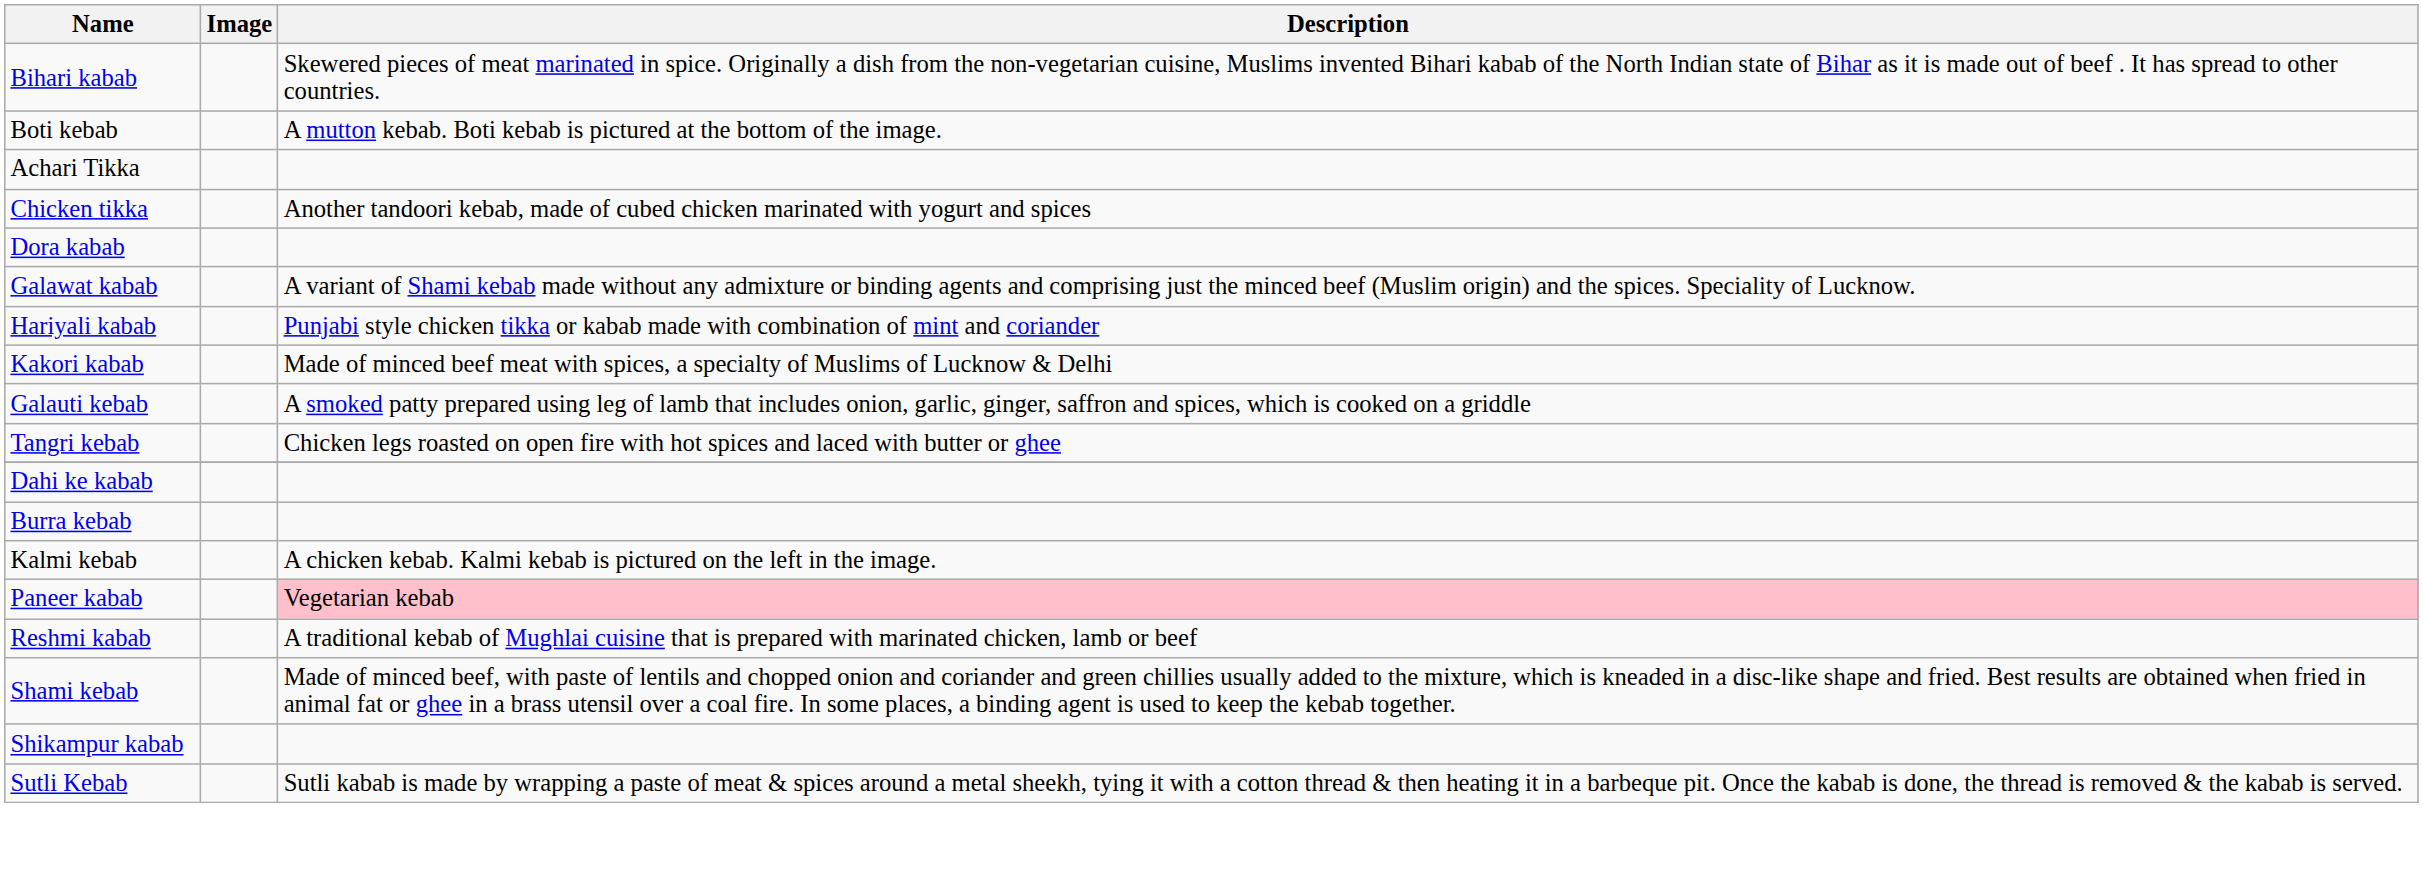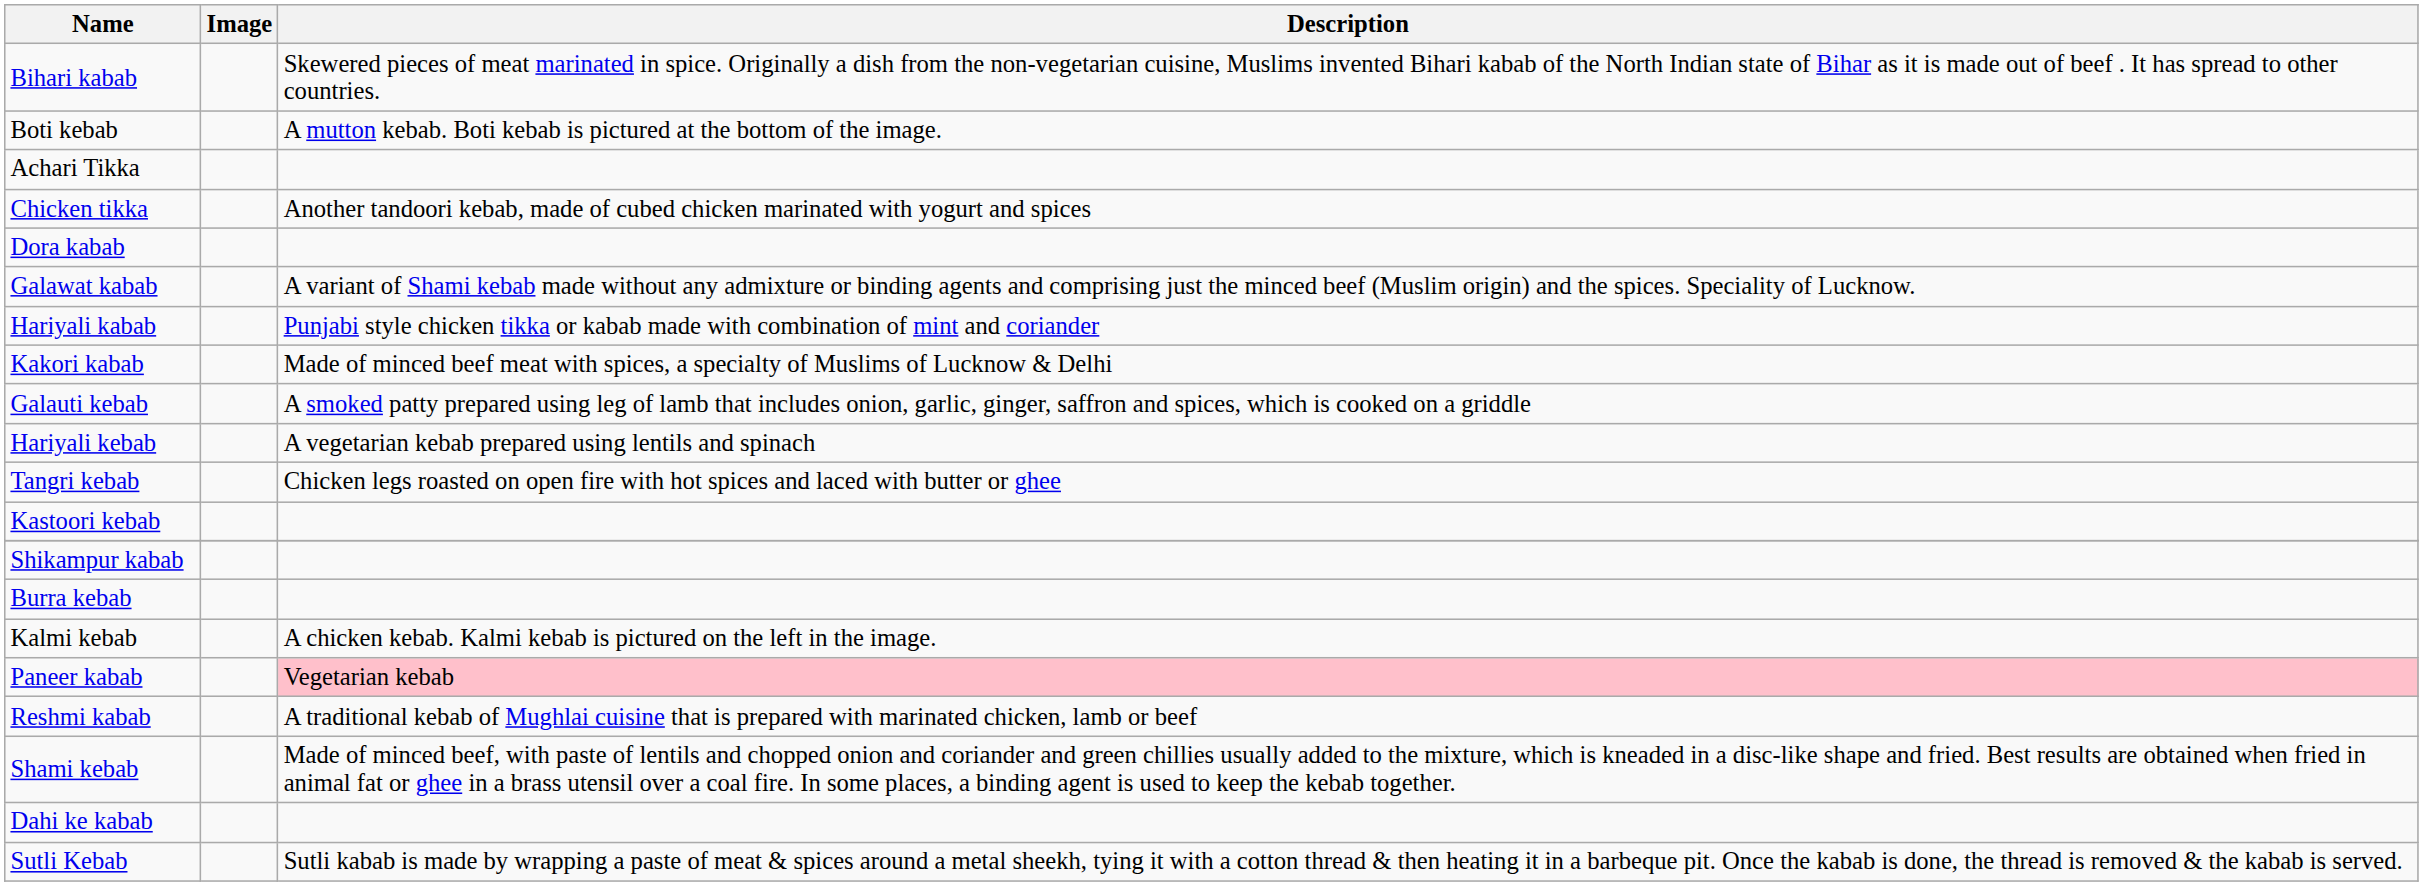+ row: (83, 442)
+ row: (85, 520)
rows swapped: (82, 481) <-> (97, 743)
